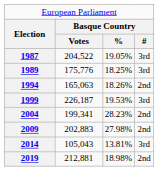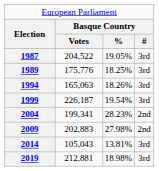(144, 85) 2nd -> (144, 85) 3rd
(118, 100) 19.53% -> (118, 100) 19.54%
(144, 159) 2nd -> (144, 159) 3rd
